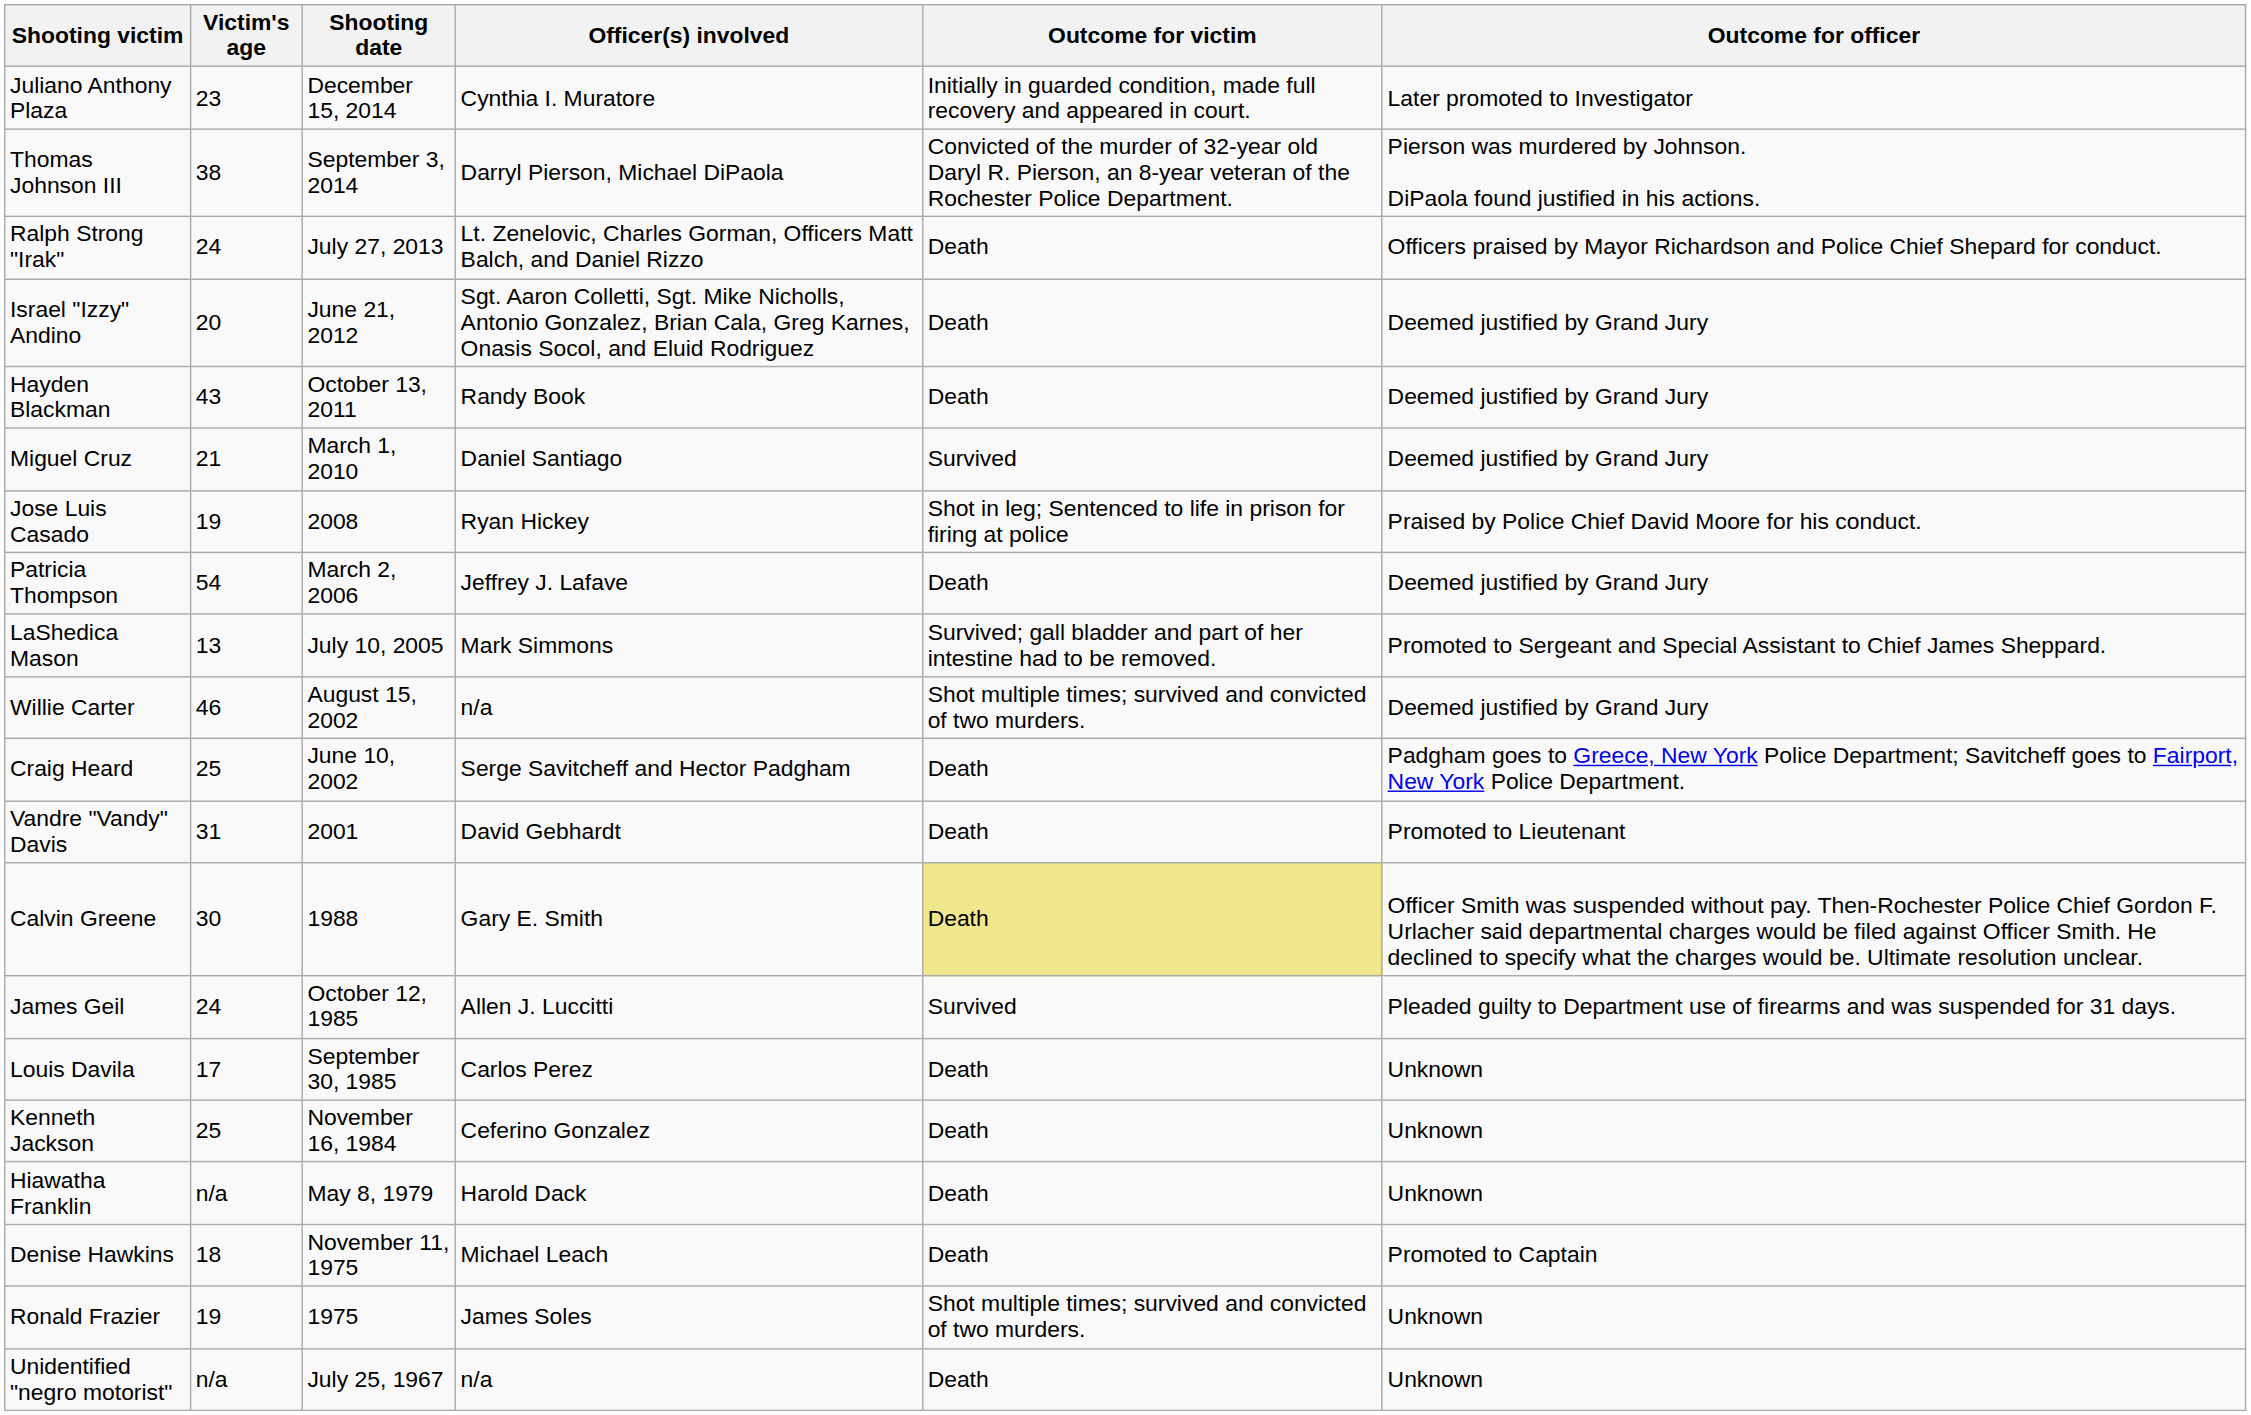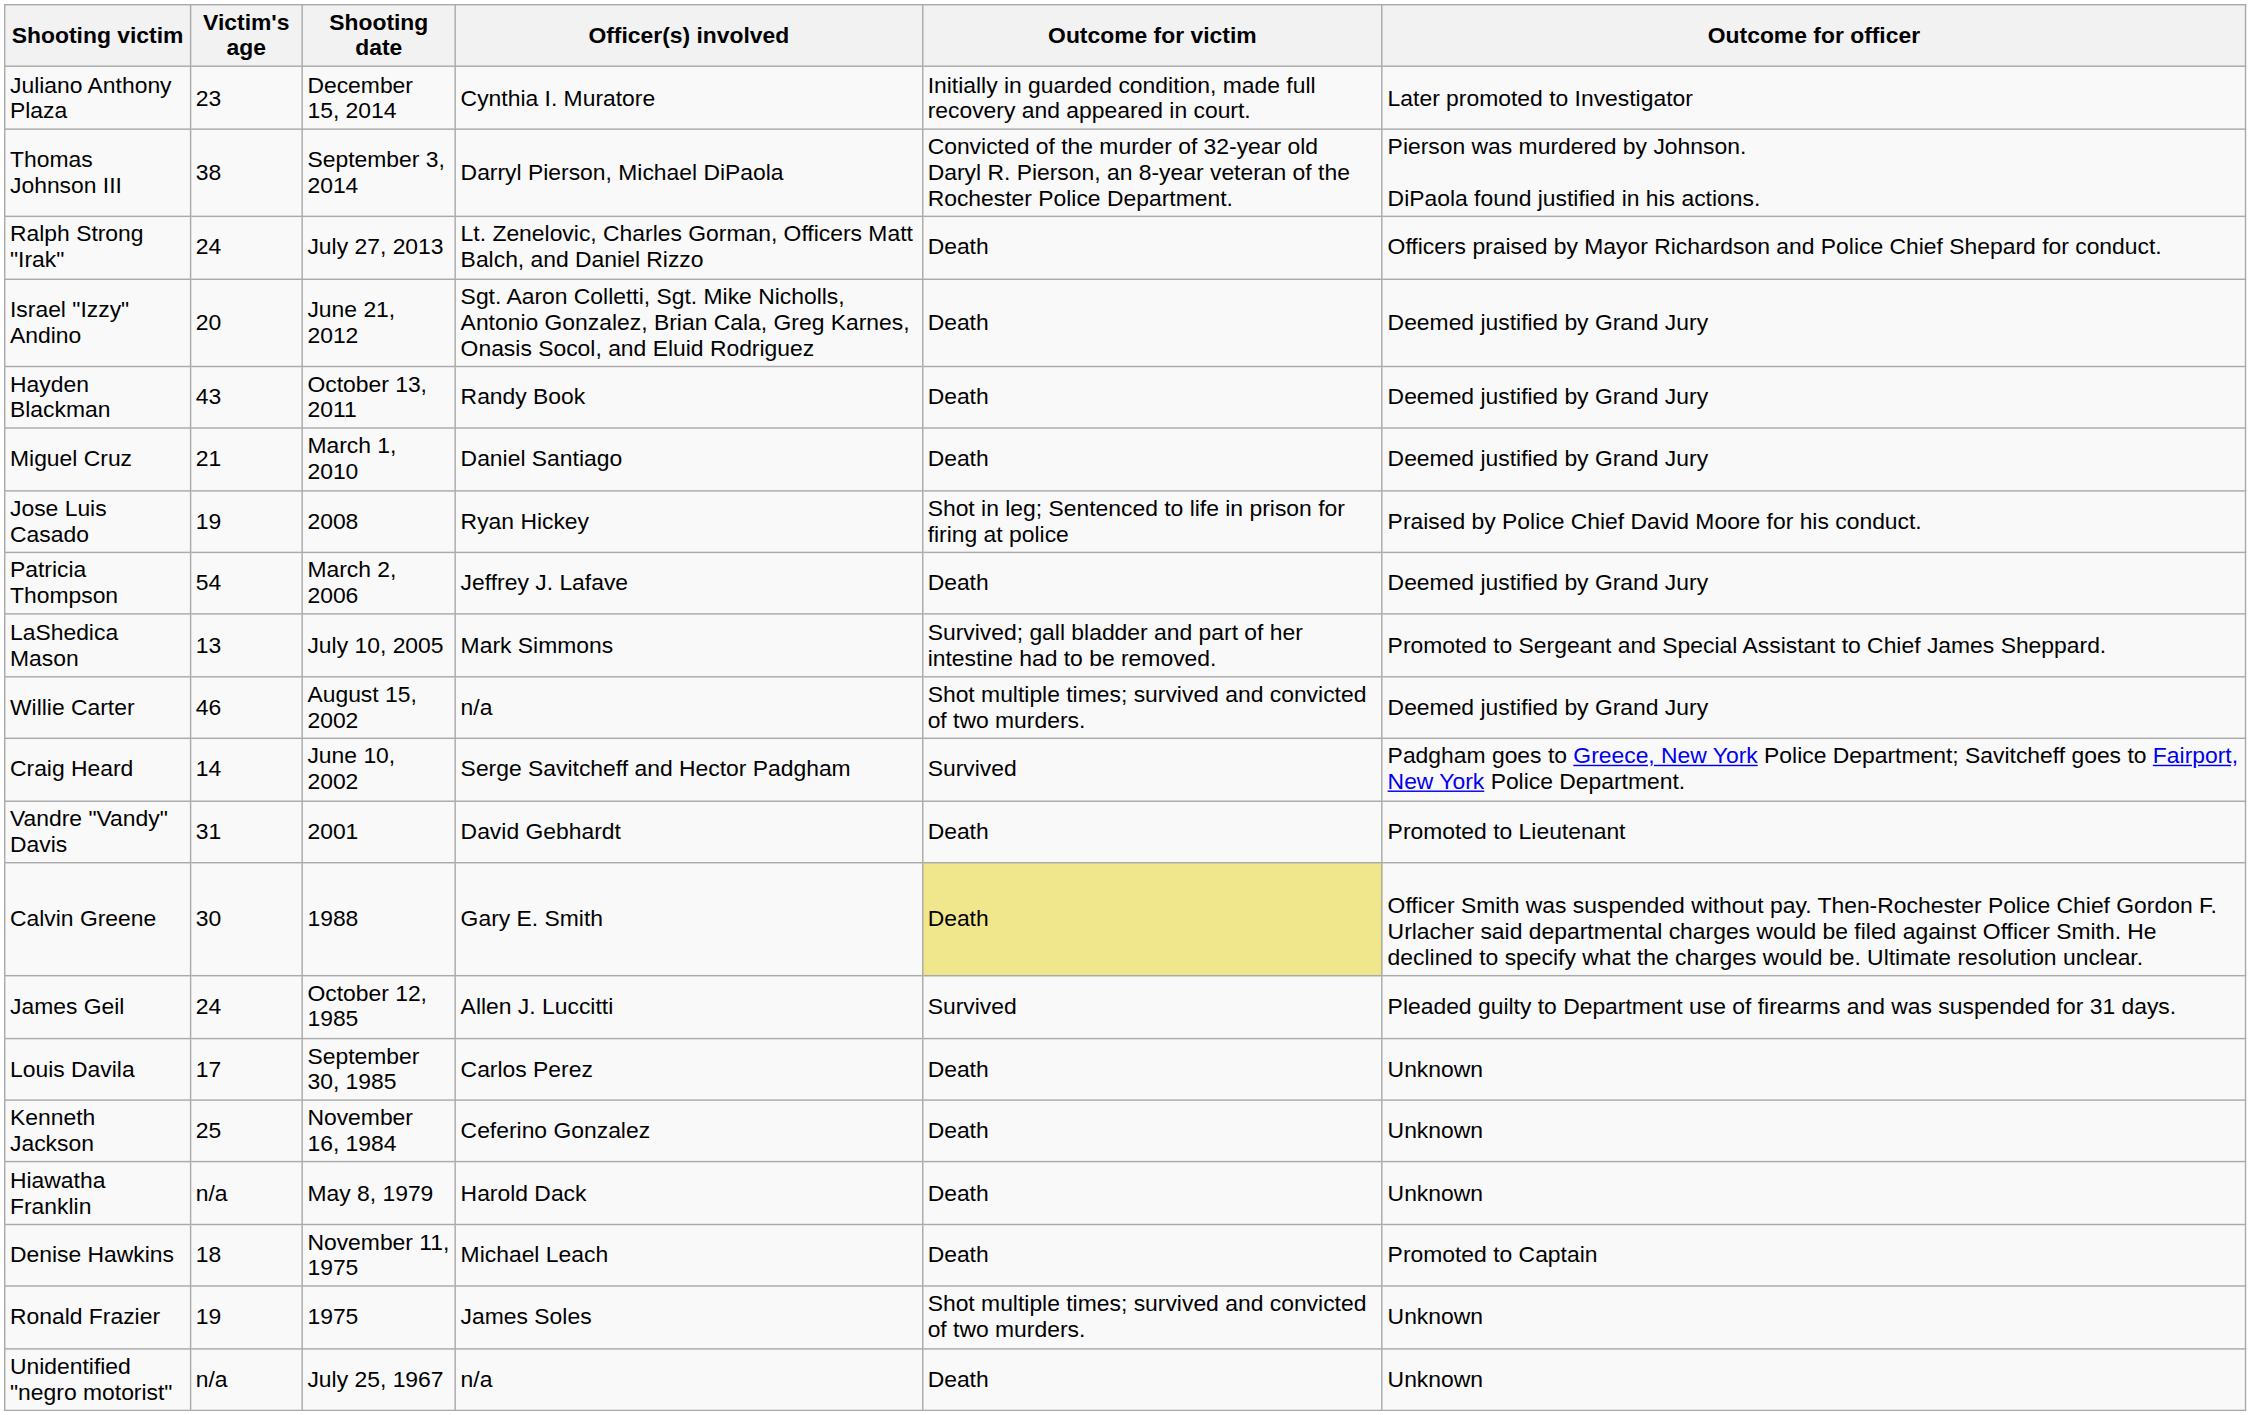(972, 459) Survived -> (958, 459) Death
(208, 769) 25 -> (208, 769) 14
(958, 769) Death -> (972, 769) Survived
